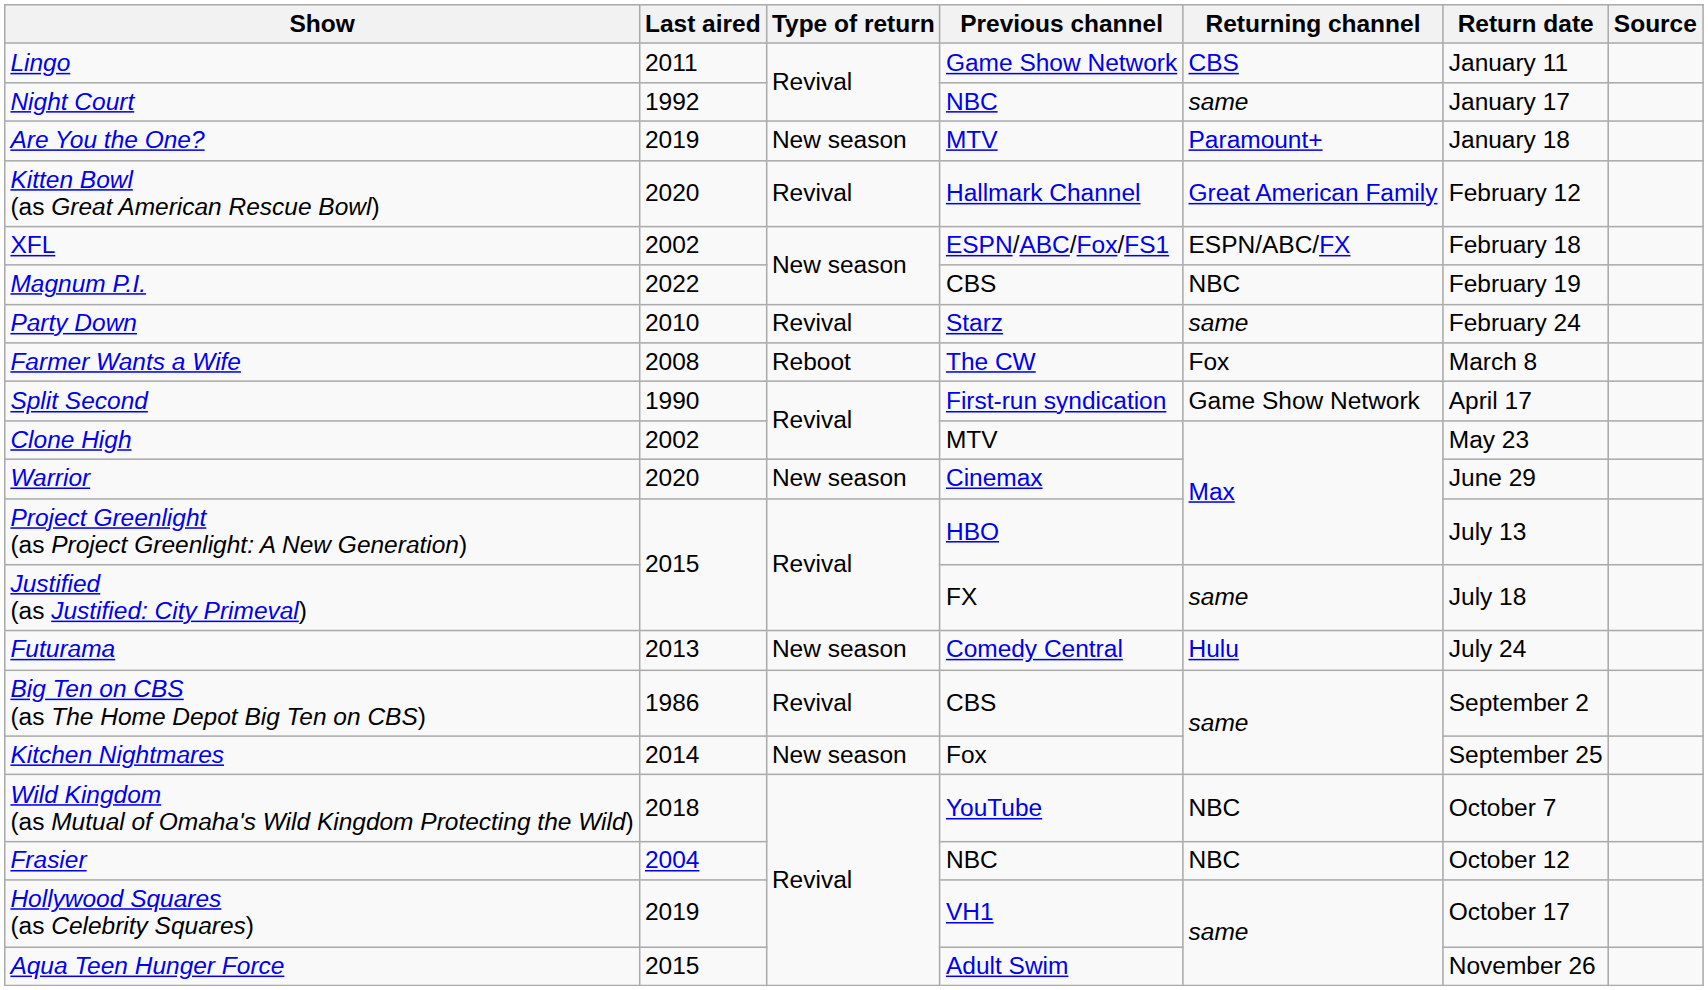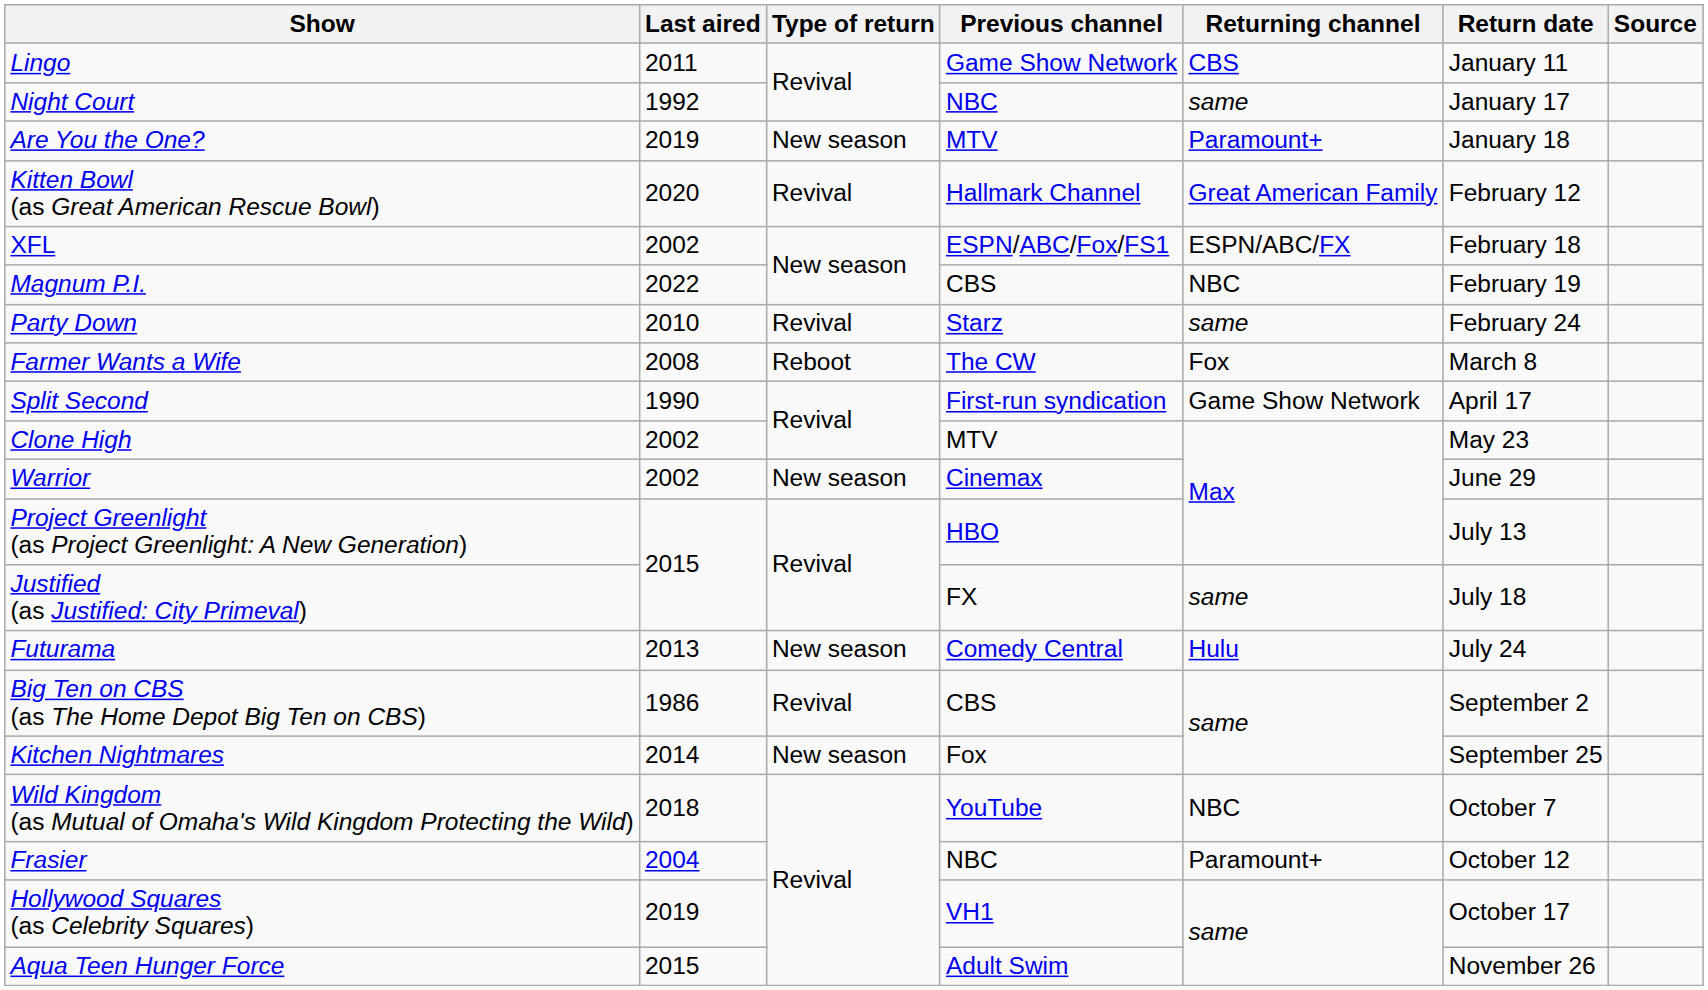(672, 478) 2020 -> (672, 478) 2002
(1214, 860) NBC -> (1256, 860) Paramount+
